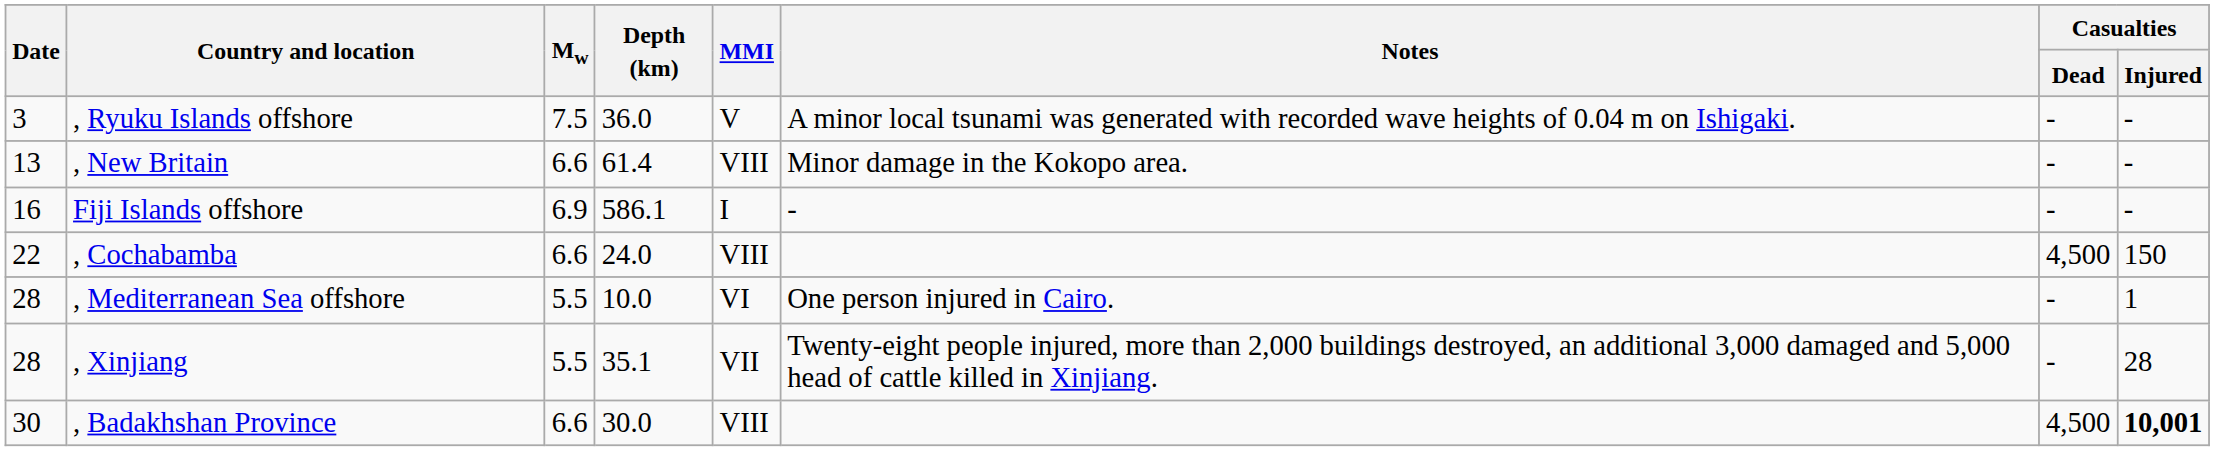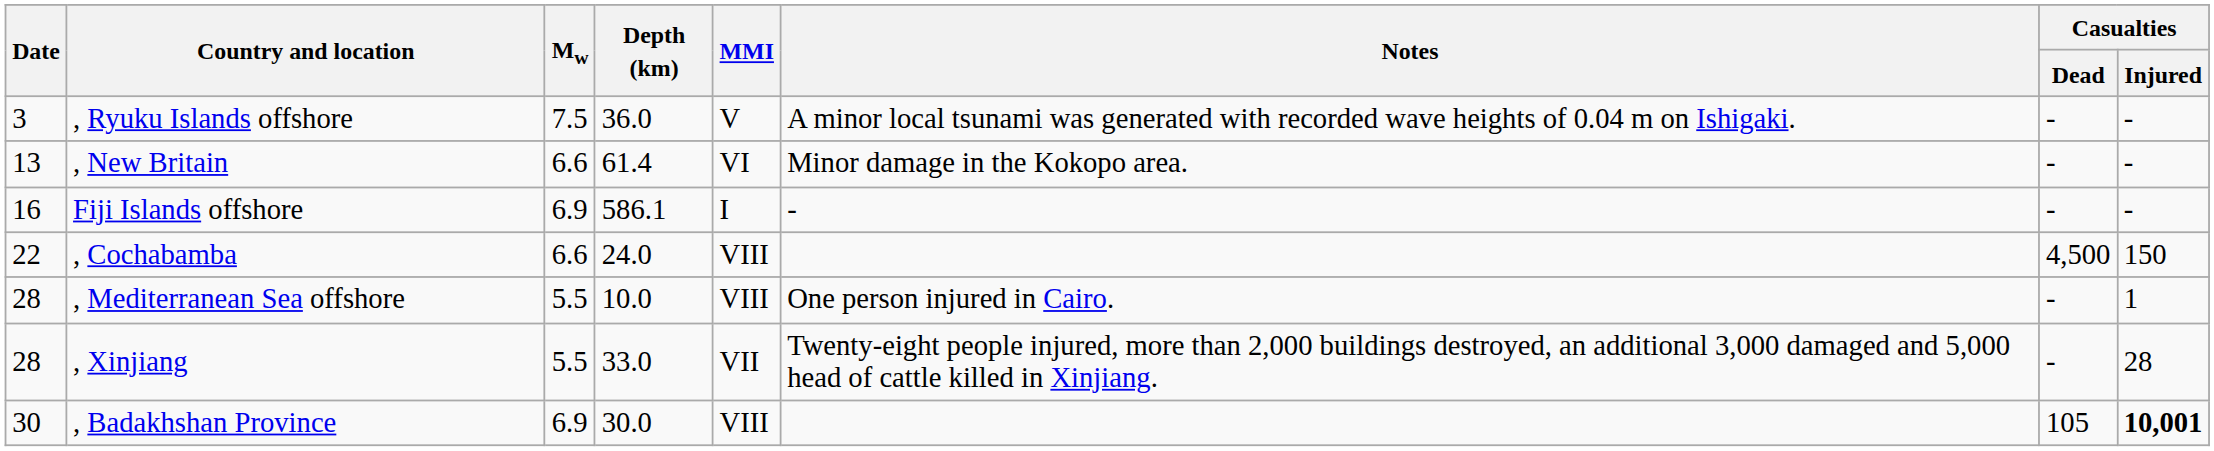(744, 163) VIII -> (735, 163) VI
(735, 299) VI -> (744, 299) VIII
(627, 361) 35.1 -> (627, 361) 33.0
(570, 422) 6.6 -> (570, 422) 6.9
(2078, 422) 4,500 -> (2067, 422) 105
